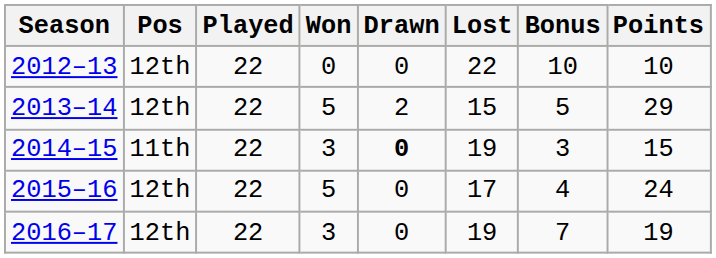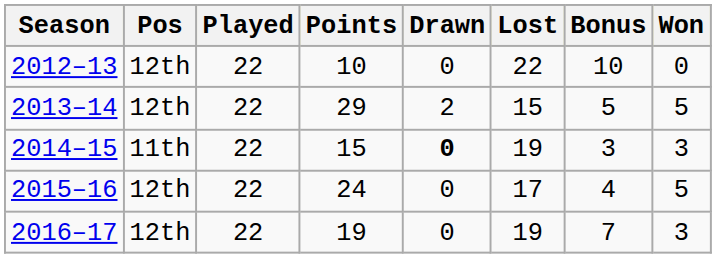columns swapped: (329, 26) <-> (658, 26)
